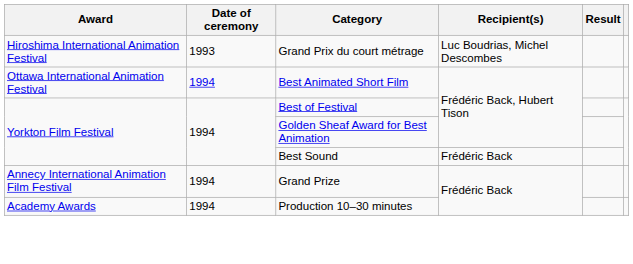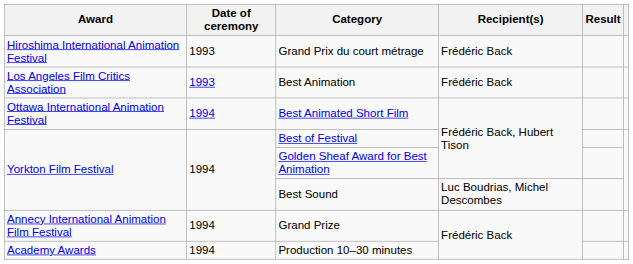(495, 51) Luc Boudrias, Michel Descombes -> (477, 51) Frédéric Back
+ row: (317, 82)
(477, 156) Frédéric Back -> (495, 194) Luc Boudrias, Michel Descombes
